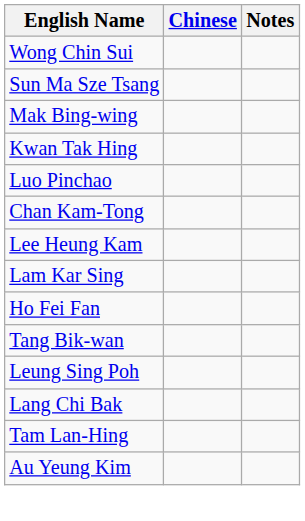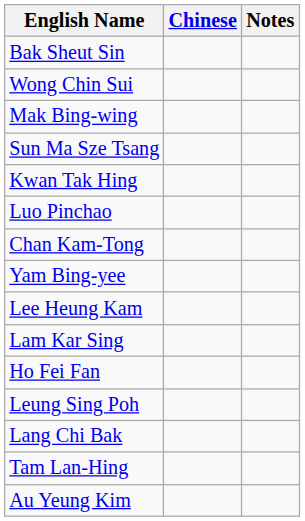+ row: (67, 52)
rows swapped: (73, 116) <-> (84, 84)
+ row: (67, 276)
- row: (67, 340)
